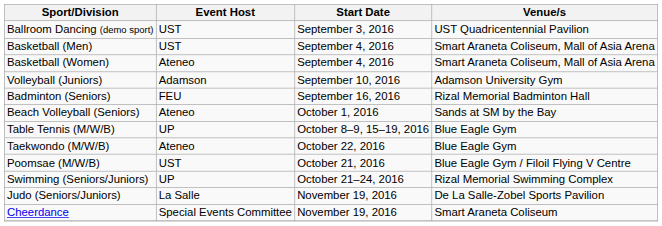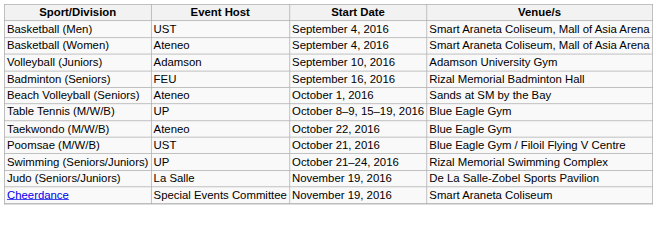- row: (80, 29)
